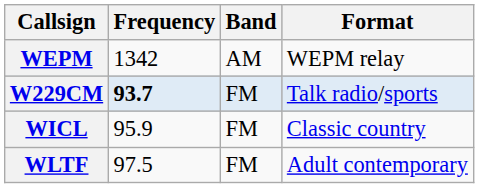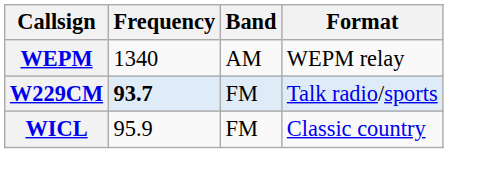(136, 57) 1342 -> (136, 57) 1340
- row: (57, 164)
